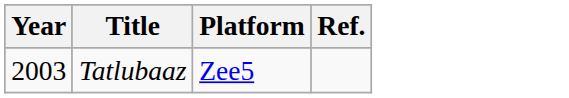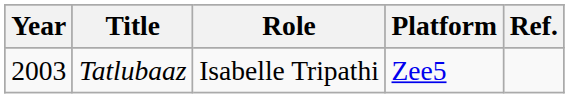+ column: (289, 26)
